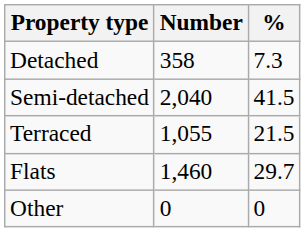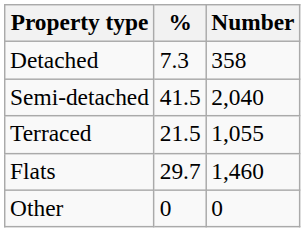columns swapped: (201, 23) <-> (274, 23)
